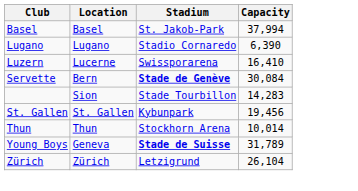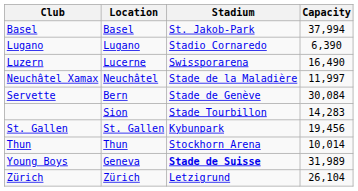(266, 62) 16,410 -> (327, 62) 16,490
+ row: (53, 79)
(184, 79) bold -> (215, 95) normal
(266, 145) 31,789 -> (327, 161) 31,989
